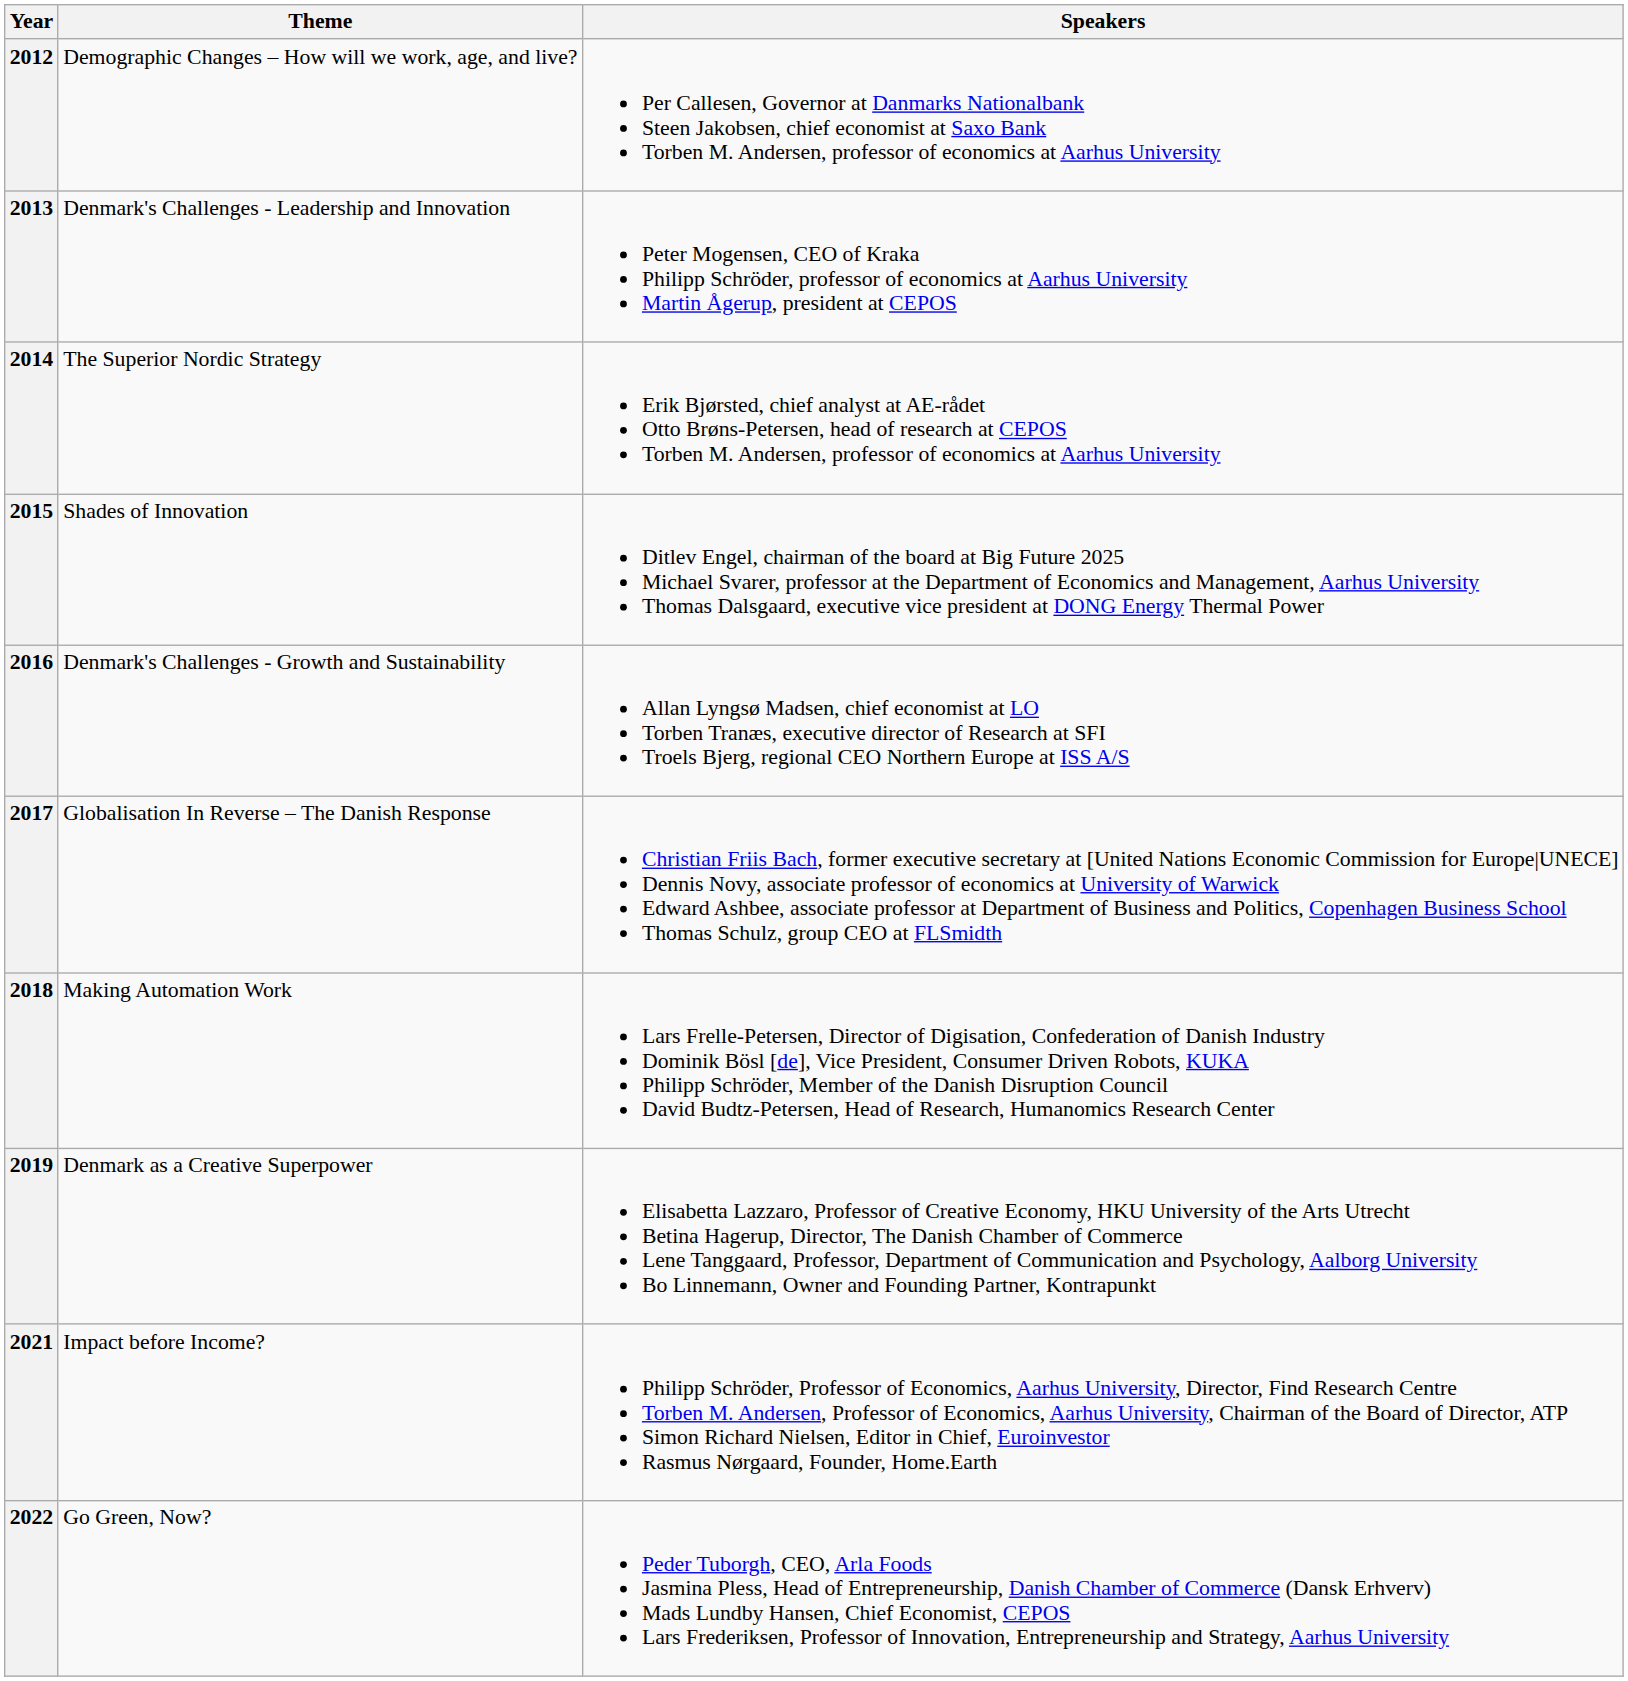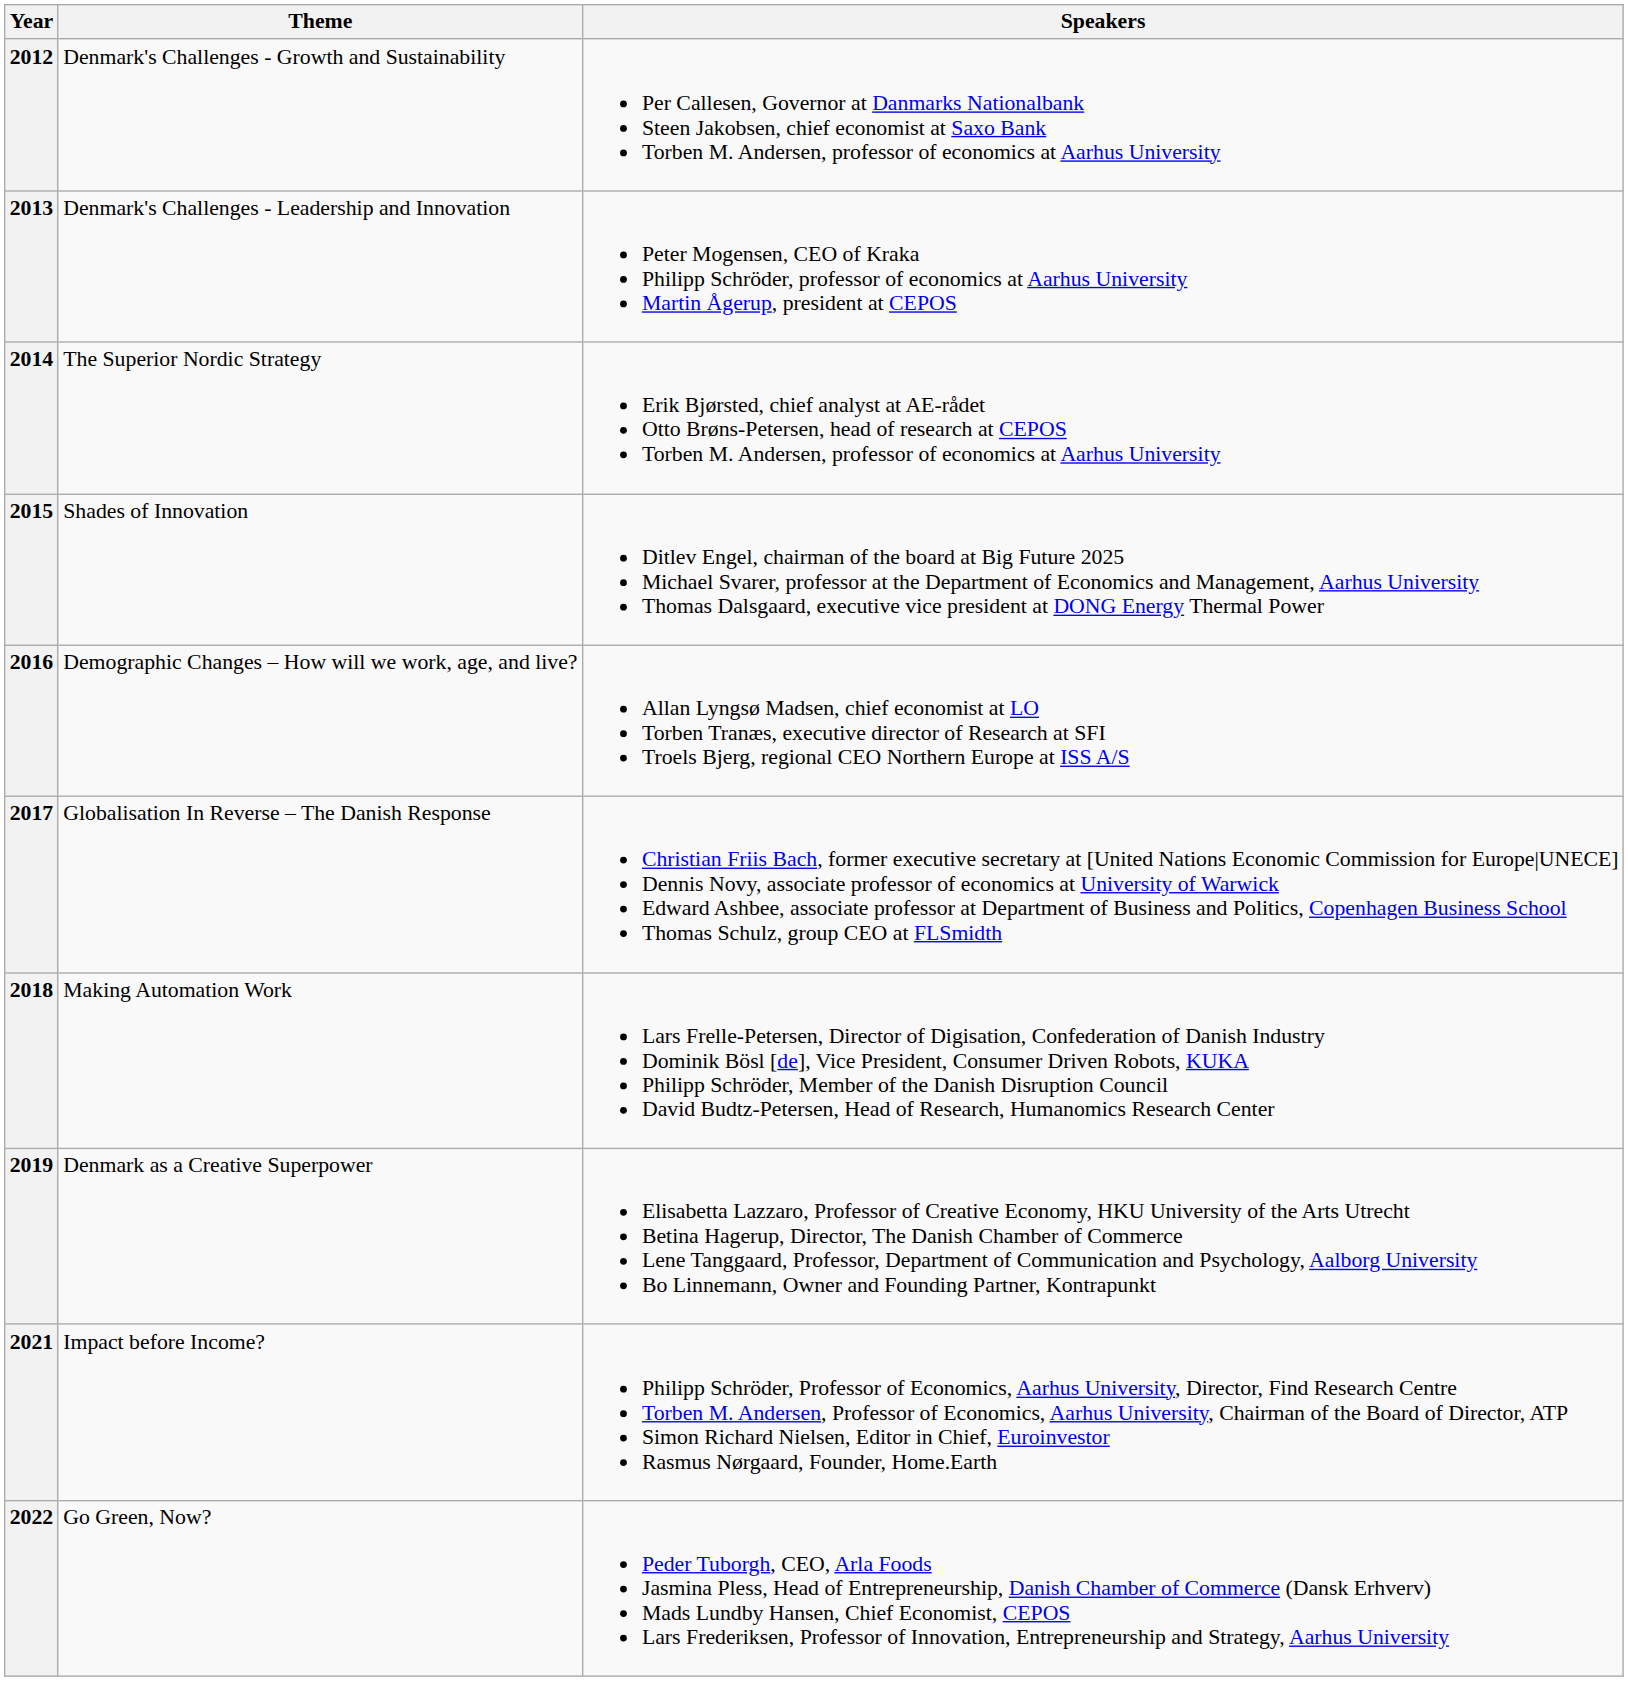(320, 56) Demographic Changes – How will we work, age, and live? -> (284, 56) Denmark's Challenges - Growth and Sustainability
(284, 662) Denmark's Challenges - Growth and Sustainability -> (320, 662) Demographic Changes – How will we work, age, and live?
